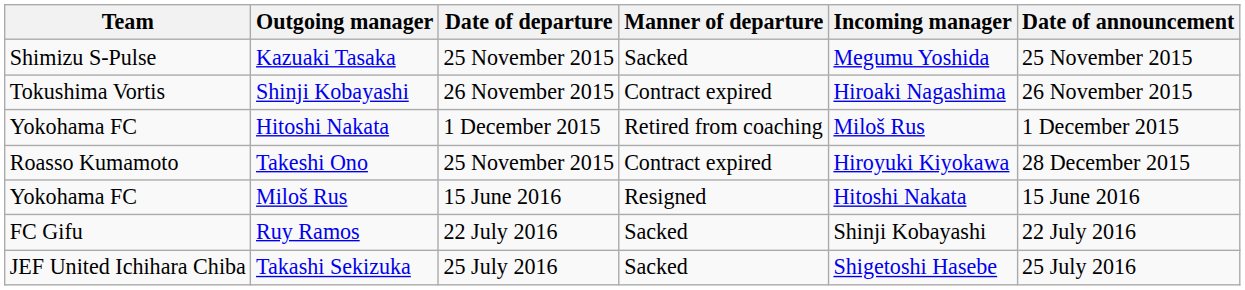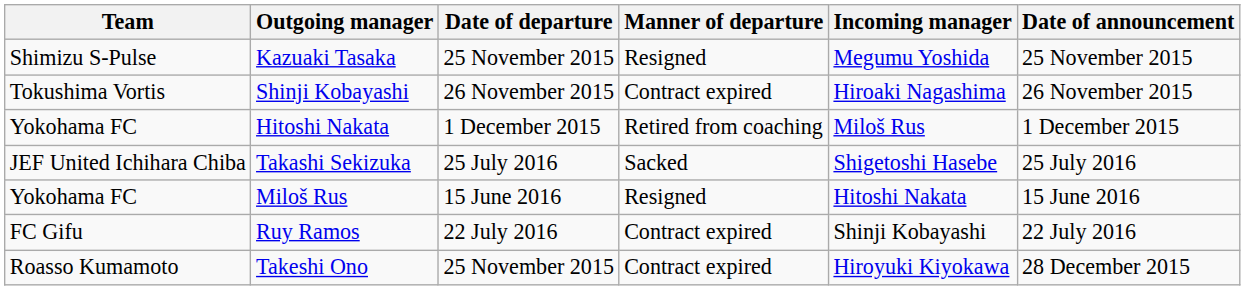(656, 57) Sacked -> (665, 57) Resigned
rows swapped: (312, 162) <-> (333, 267)
(656, 232) Sacked -> (698, 232) Contract expired
